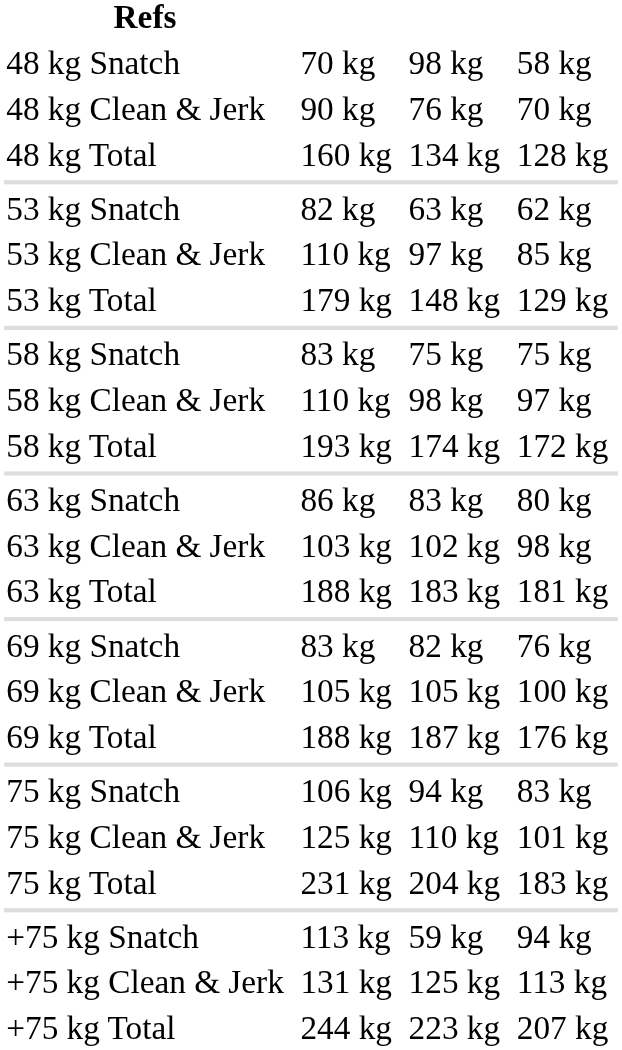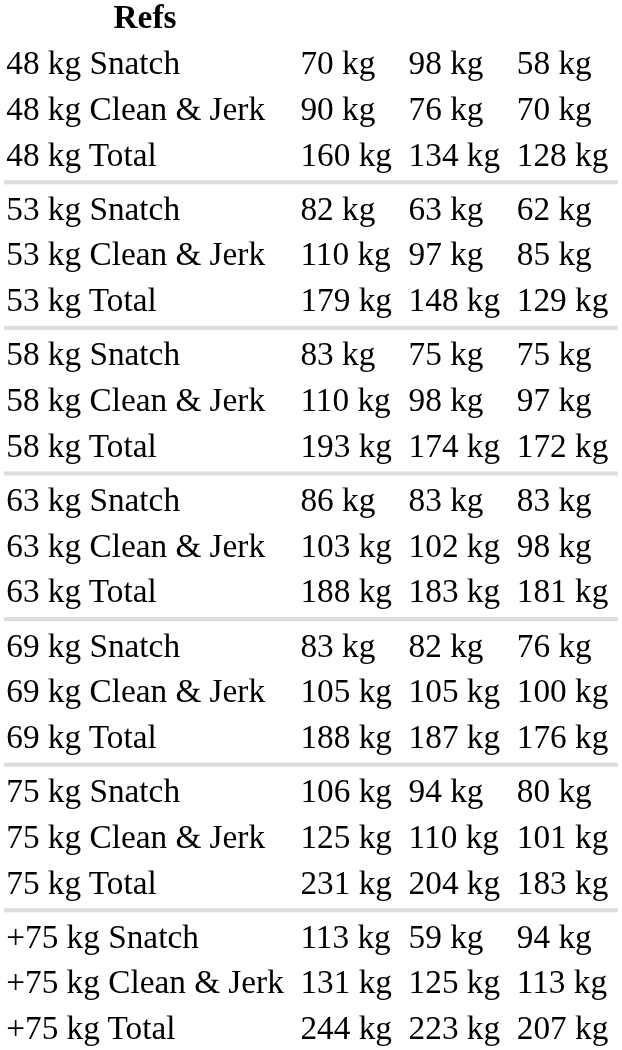(554, 499) 80 kg -> (554, 499) 83 kg
(554, 791) 83 kg -> (554, 791) 80 kg
